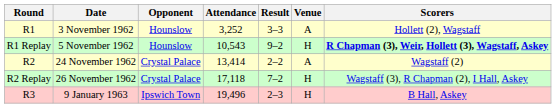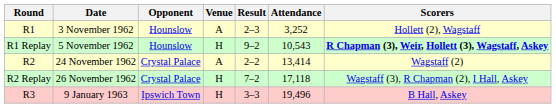columns swapped: (308, 12) <-> (231, 12)
(275, 29) 3–3 -> (252, 29) 2–3
(275, 95) 2–3 -> (252, 95) 3–3
